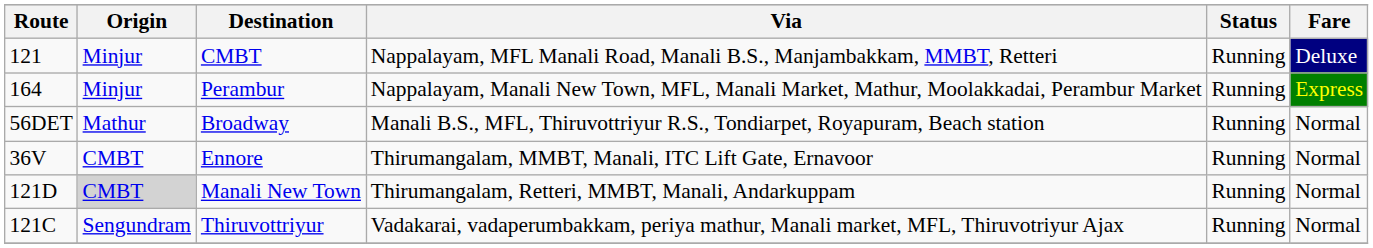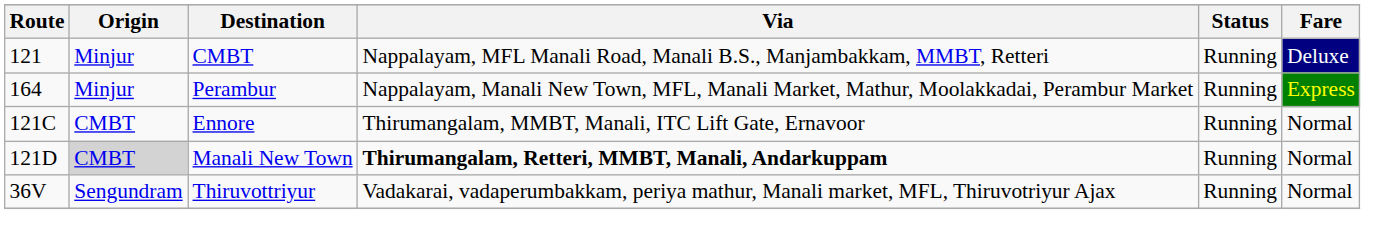- row: (245, 123)
(28, 157) 36V -> (33, 123) 121C
(613, 191) normal -> (625, 157) bold
(33, 225) 121C -> (28, 191) 36V
